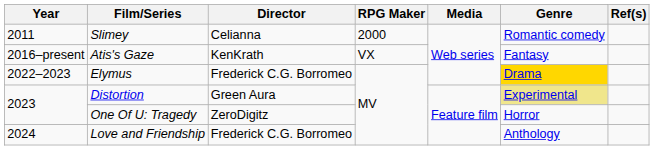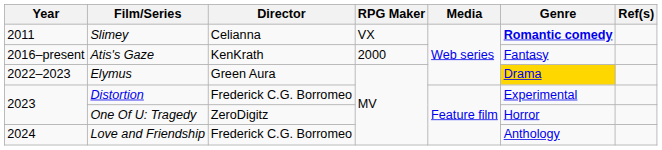(372, 34) 2000 -> (366, 34) VX
(554, 34) normal -> (558, 34) bold
(366, 54) VX -> (372, 54) 2000
(281, 74) Frederick C.G. Borromeo -> (243, 74) Green Aura
(243, 94) Green Aura -> (281, 94) Frederick C.G. Borromeo
(541, 94) khaki background -> (541, 94) no background
